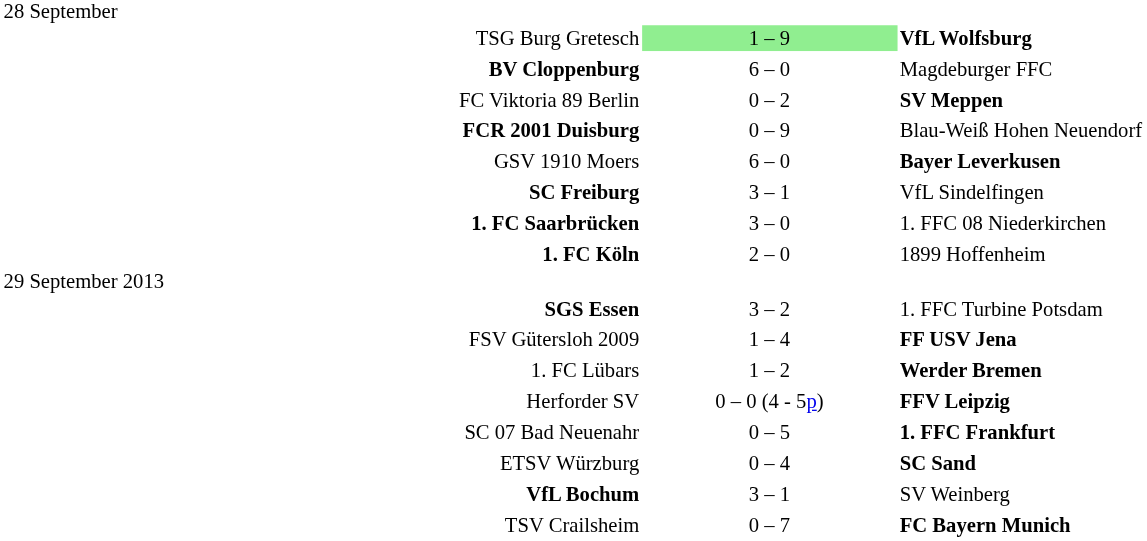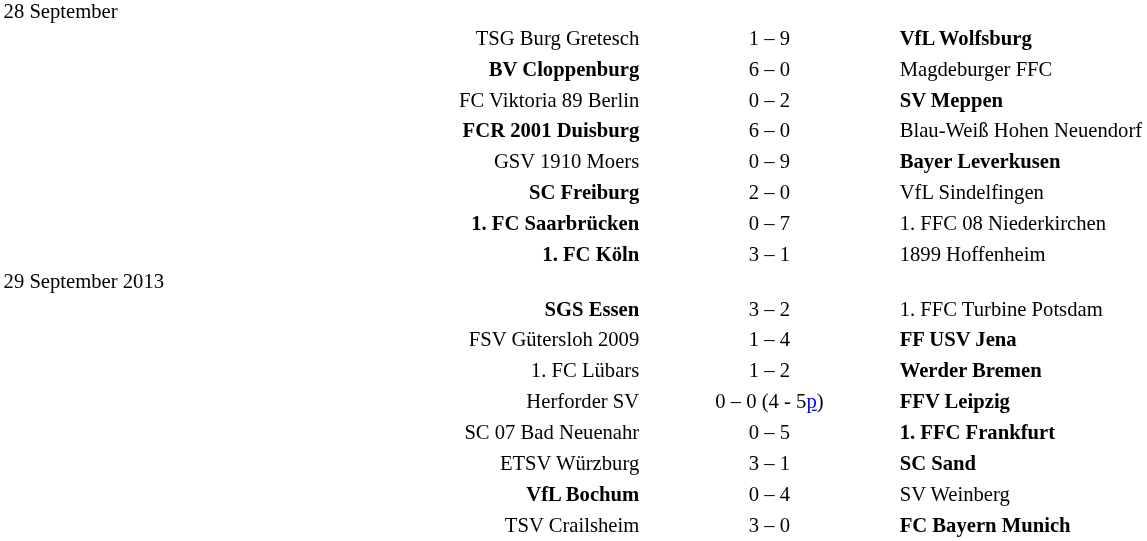(769, 38) lightgreen background -> (769, 38) no background
(769, 130) 0 – 9 -> (769, 130) 6 – 0
(769, 161) 6 – 0 -> (769, 161) 0 – 9
(769, 192) 3 – 1 -> (769, 192) 2 – 0
(769, 223) 3 – 0 -> (769, 223) 0 – 7
(769, 254) 2 – 0 -> (769, 254) 3 – 1
(769, 463) 0 – 4 -> (769, 463) 3 – 1
(769, 494) 3 – 1 -> (769, 494) 0 – 4
(769, 525) 0 – 7 -> (769, 525) 3 – 0
